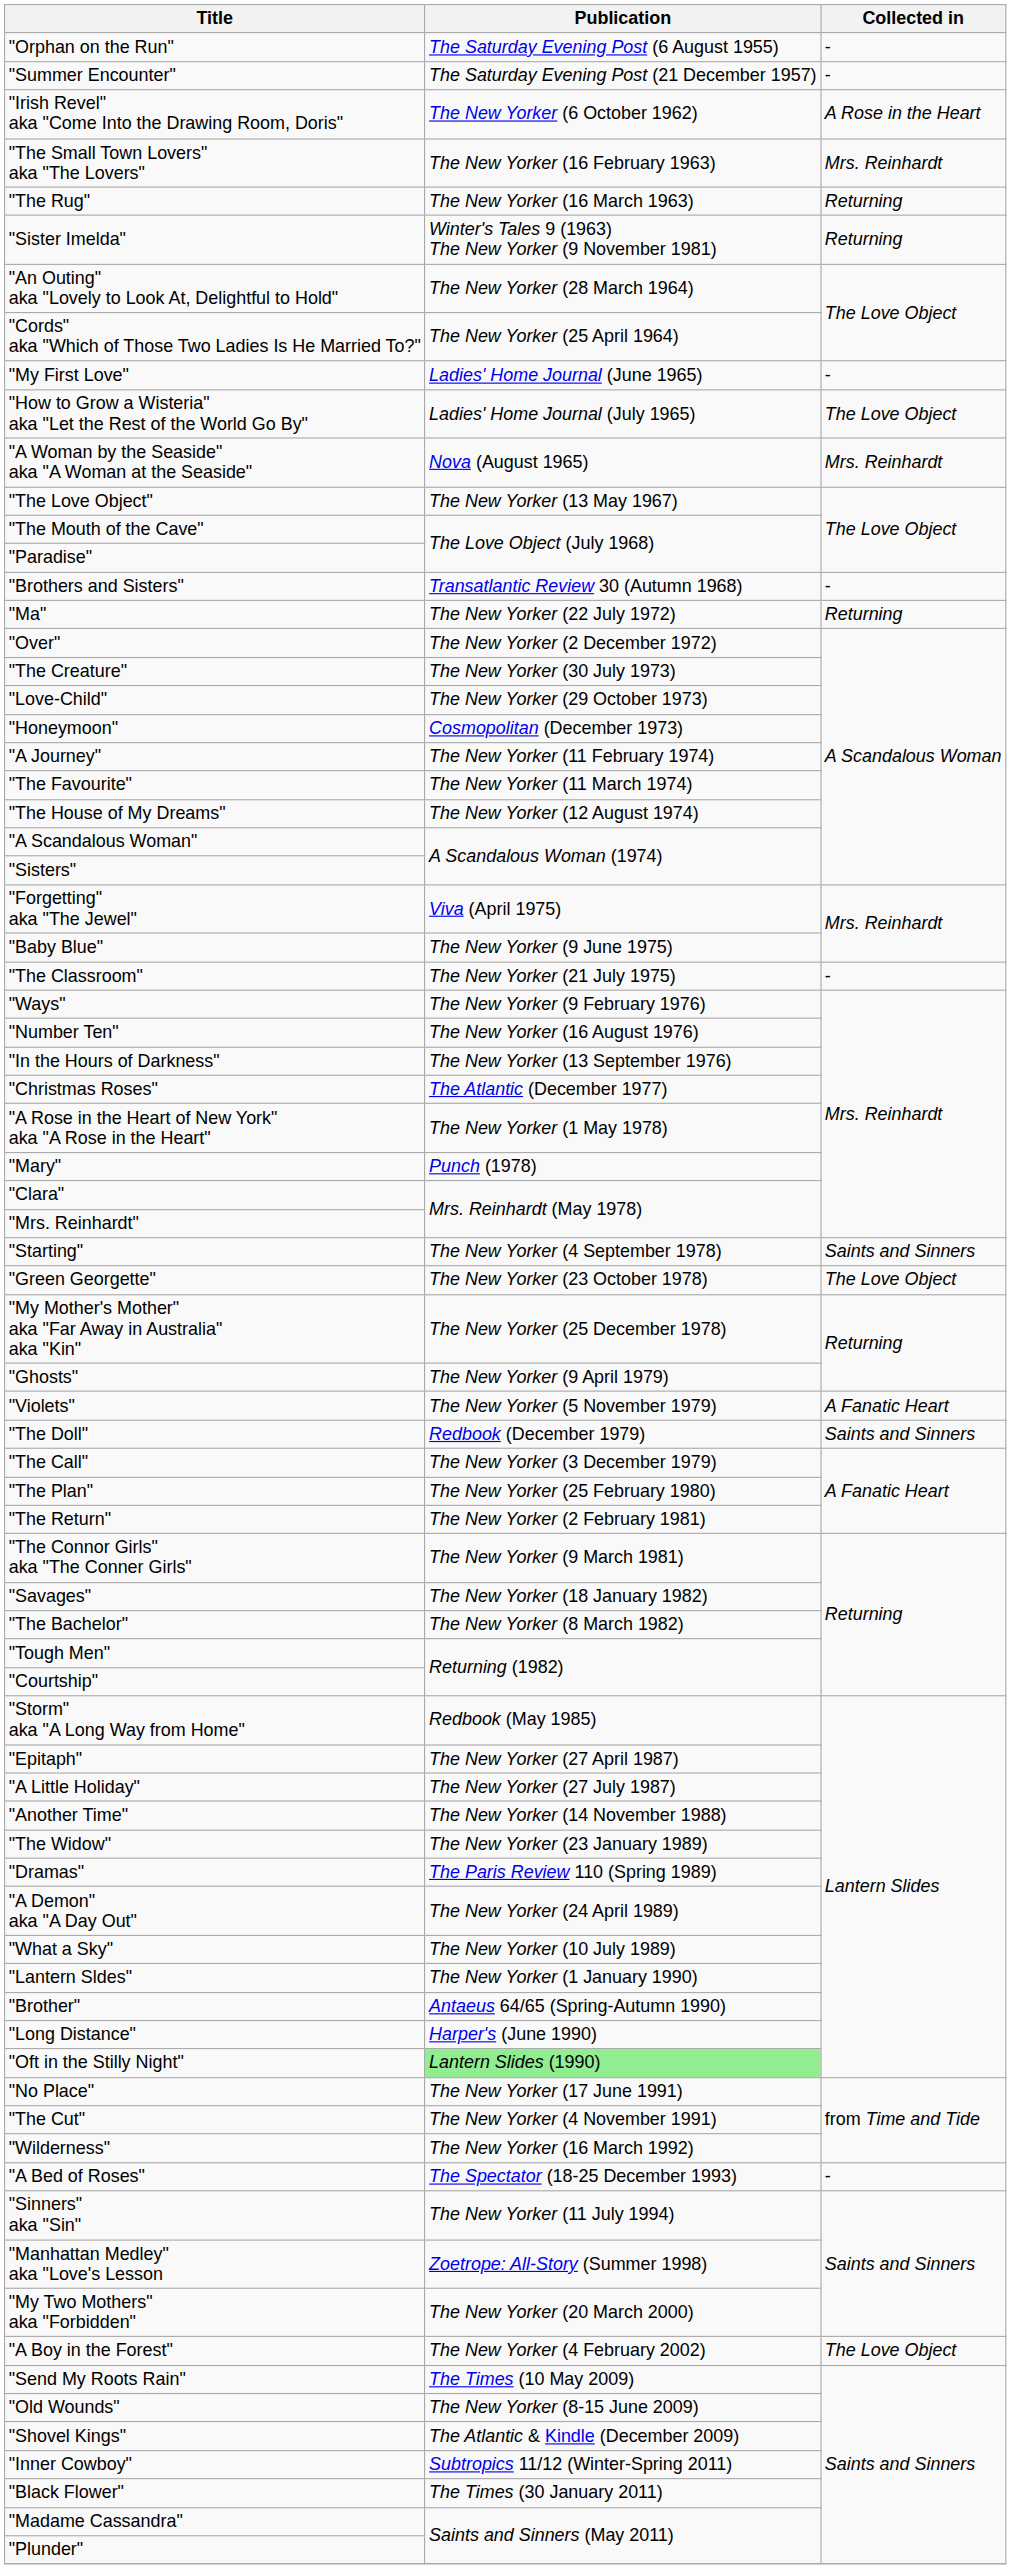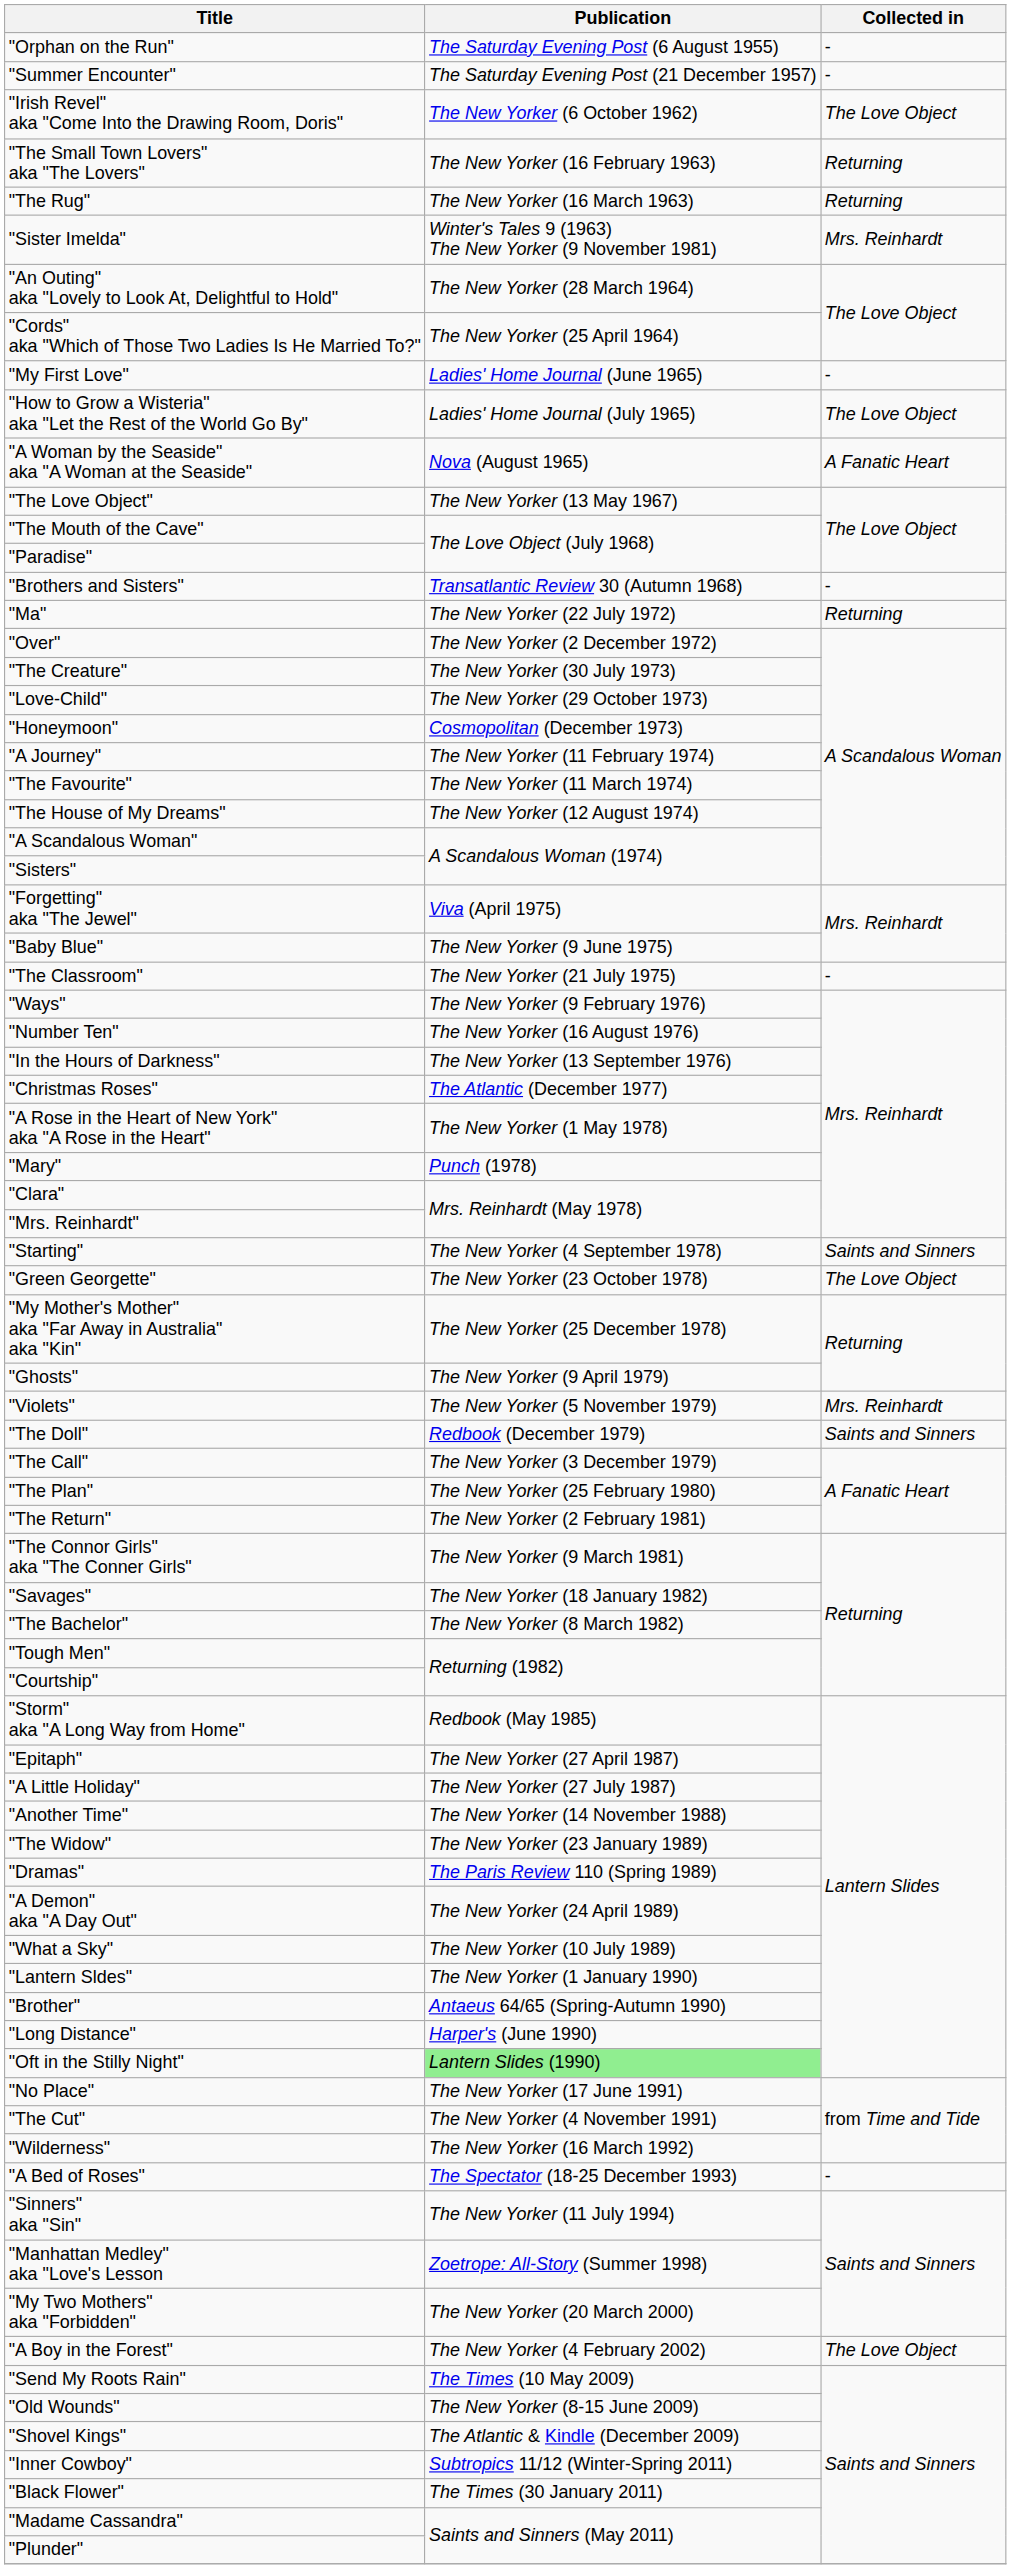(903, 114) A Rose in the Heart -> (891, 114) The Love Object
(884, 162) Mrs. Reinhardt -> (864, 162) Returning
(864, 239) Returning -> (884, 239) Mrs. Reinhardt
(884, 462) Mrs. Reinhardt -> (887, 462) A Fanatic Heart
(887, 1405) A Fanatic Heart -> (884, 1405) Mrs. Reinhardt
